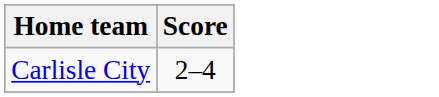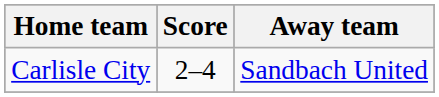+ column: (334, 26)
